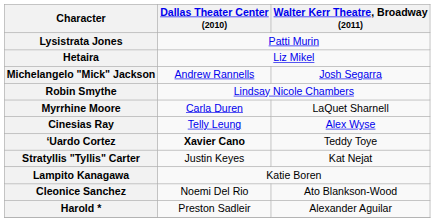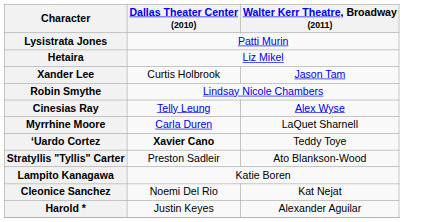- row: (81, 74)
+ row: (66, 74)
rows swapped: (81, 108) <-> (81, 125)
(214, 158) Justin Keyes -> (184, 158) Preston Sadleir
(351, 158) Kat Nejat -> (320, 158) Ato Blankson-Wood
(351, 192) Ato Blankson-Wood -> (320, 192) Kat Nejat
(214, 208) Preston Sadleir -> (184, 208) Justin Keyes
